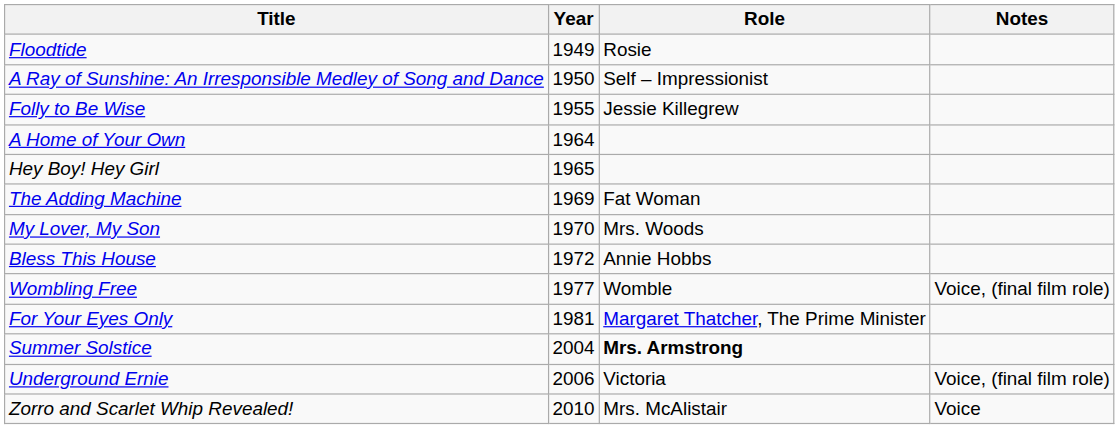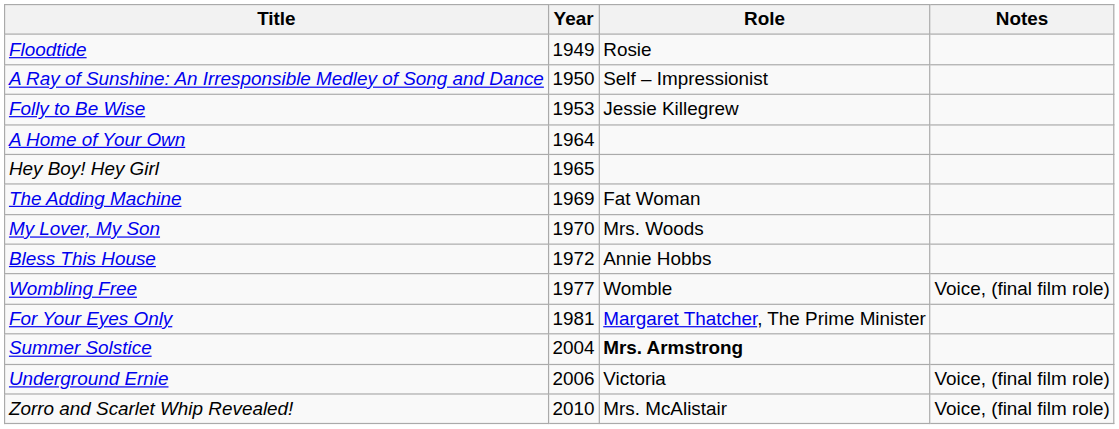(574, 109) 1955 -> (574, 109) 1953
(958, 408) Voice -> (1022, 408) Voice, (final film role)
